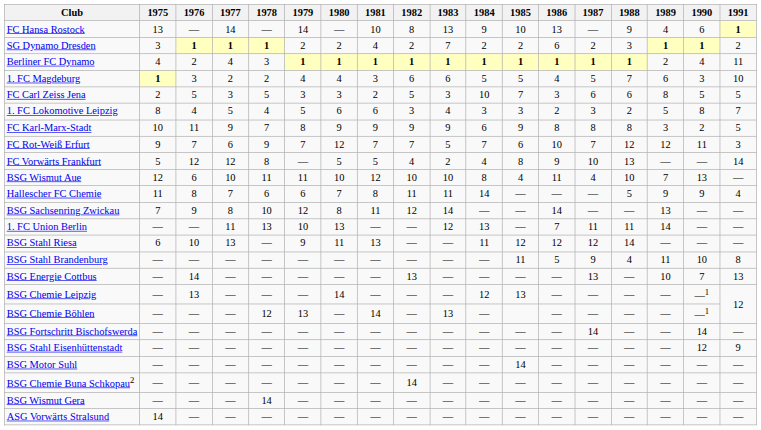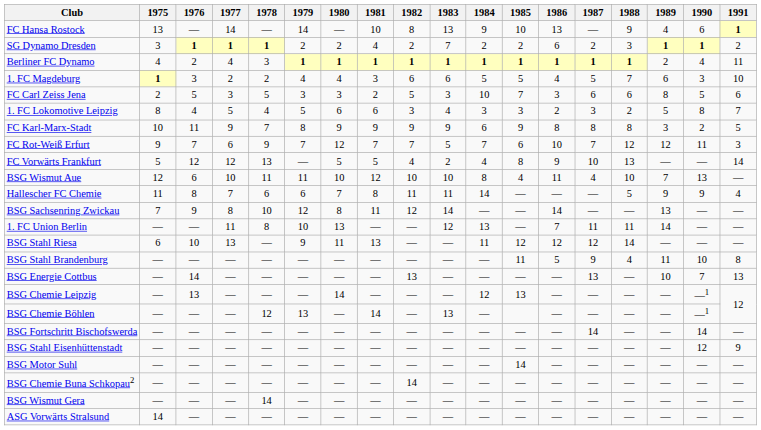(738, 95) 5 -> (738, 95) 6
(267, 161) 8 -> (267, 161) 13
(267, 227) 13 -> (267, 227) 8
